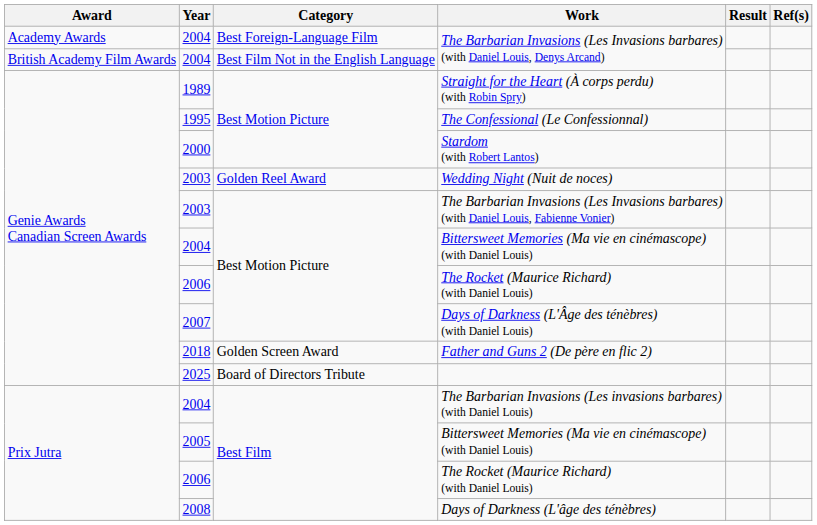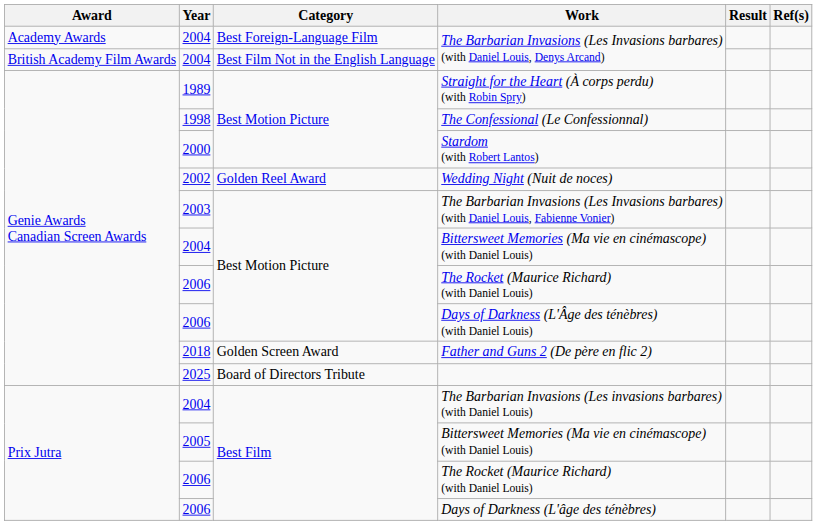(196, 119) 1995 -> (196, 119) 1998
(196, 179) 2003 -> (196, 179) 2002
(196, 322) 2007 -> (196, 322) 2006
(196, 509) 2008 -> (196, 509) 2006
